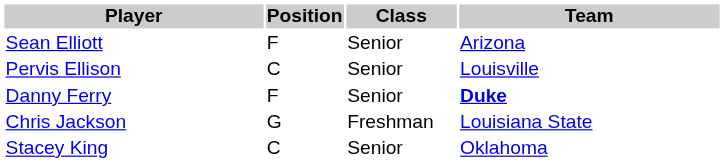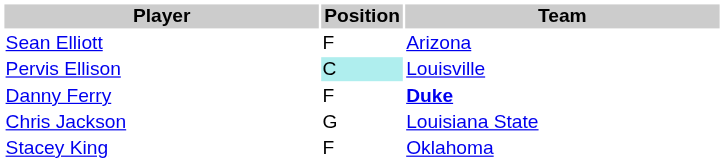- column: (401, 16)
(274, 69) no background -> (330, 69) paleturquoise background
(274, 148) C -> (328, 148) F
